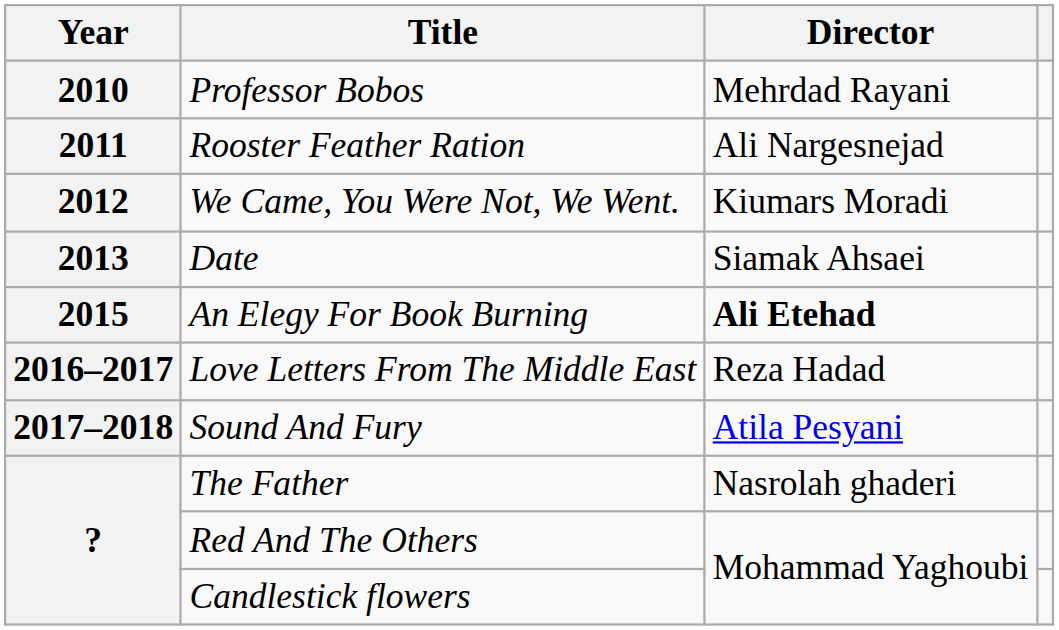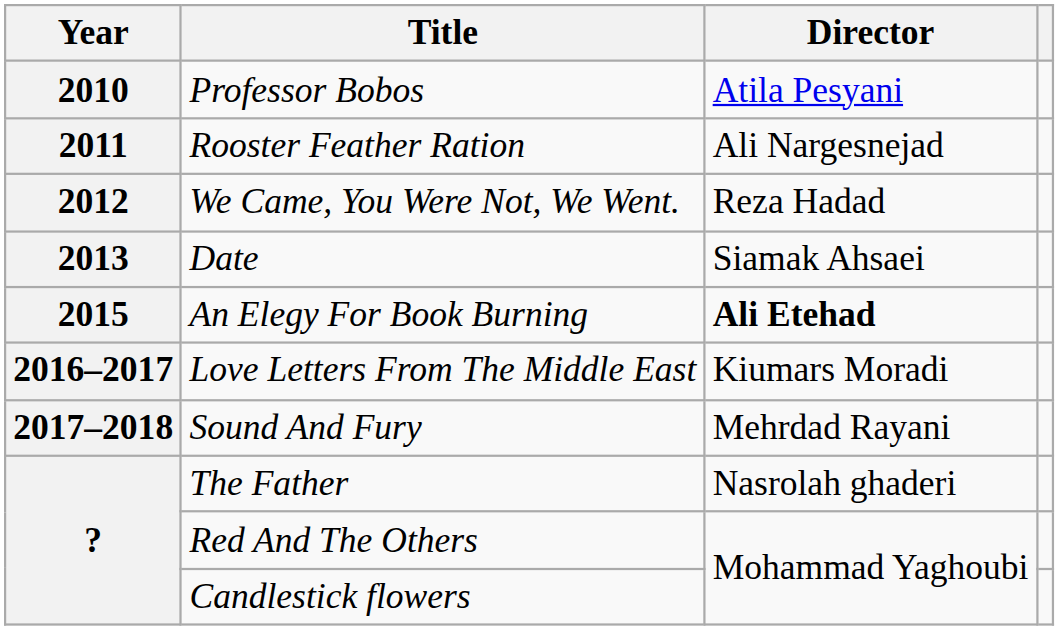(832, 88) Mehrdad Rayani -> (808, 88) Atila Pesyani
(831, 201) Kiumars Moradi -> (799, 201) Reza Hadad
(799, 370) Reza Hadad -> (831, 370) Kiumars Moradi
(808, 426) Atila Pesyani -> (832, 426) Mehrdad Rayani
